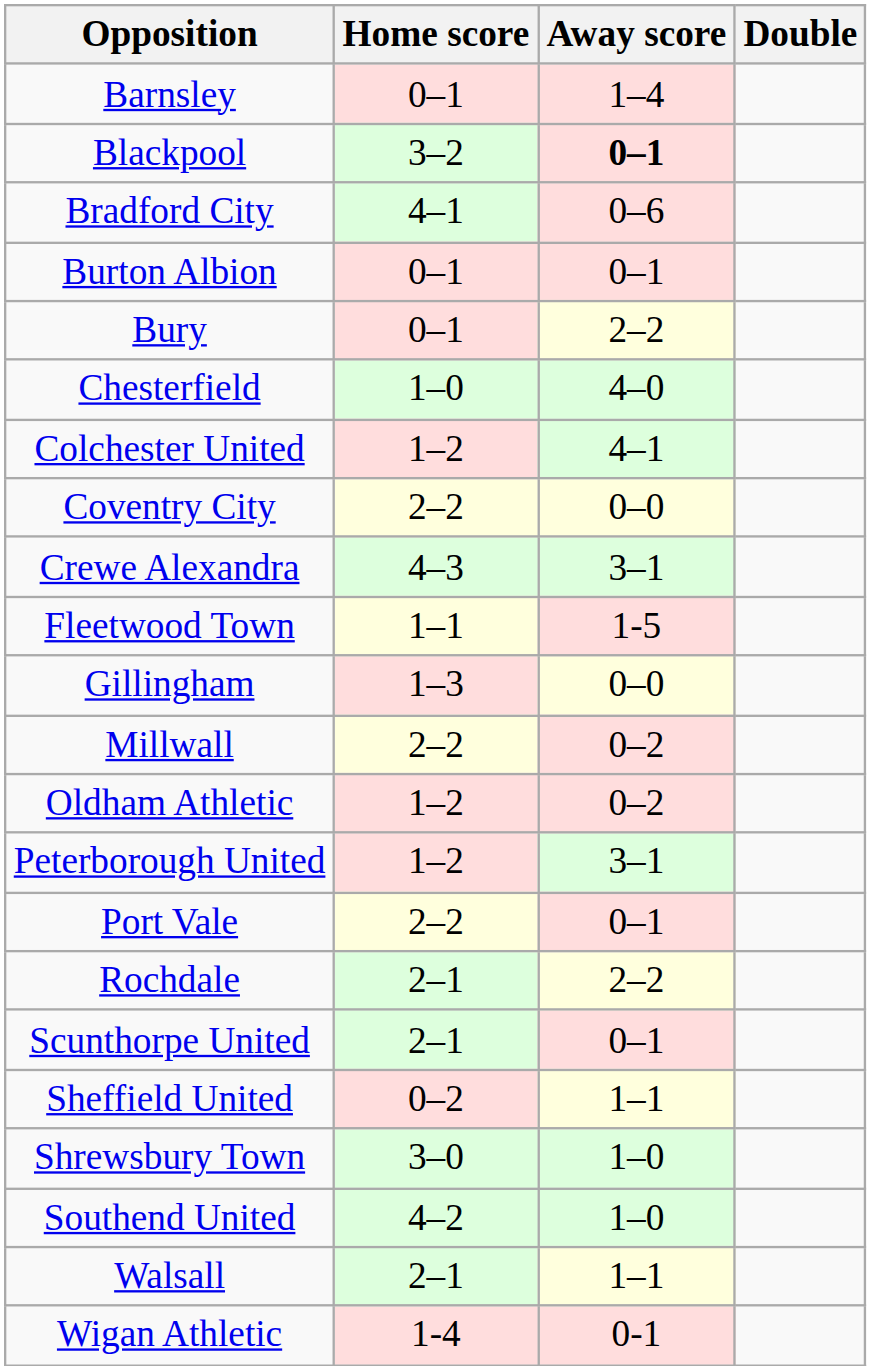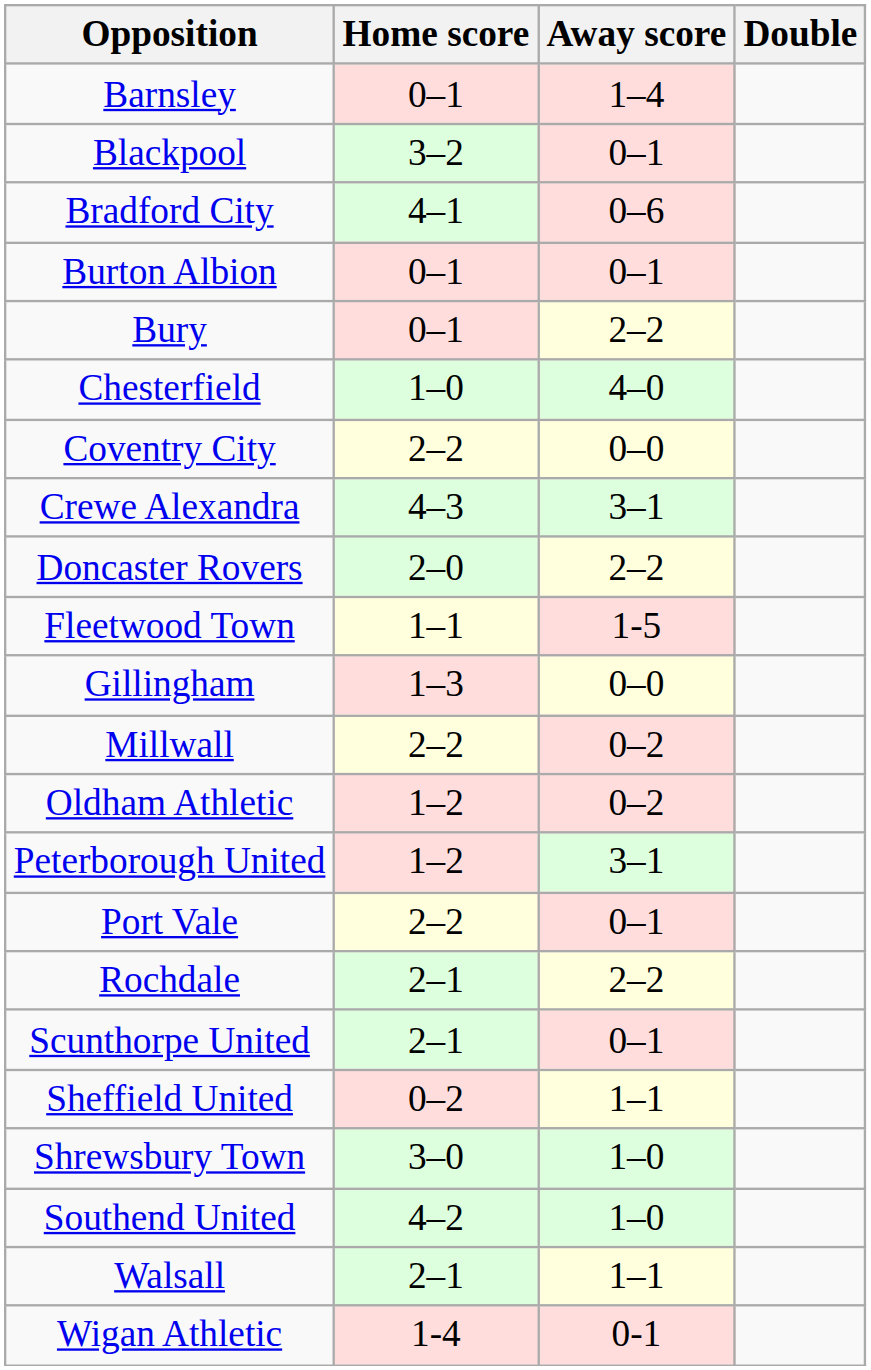(636, 152) bold -> (636, 152) normal
- row: (170, 447)
+ row: (170, 566)
